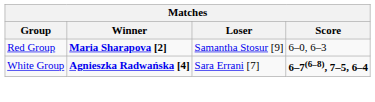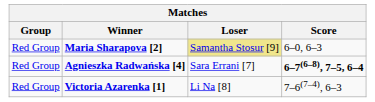(239, 47) no background -> (235, 47) khaki background
(36, 66) White Group -> (36, 66) Red Group
+ row: (115, 86)
